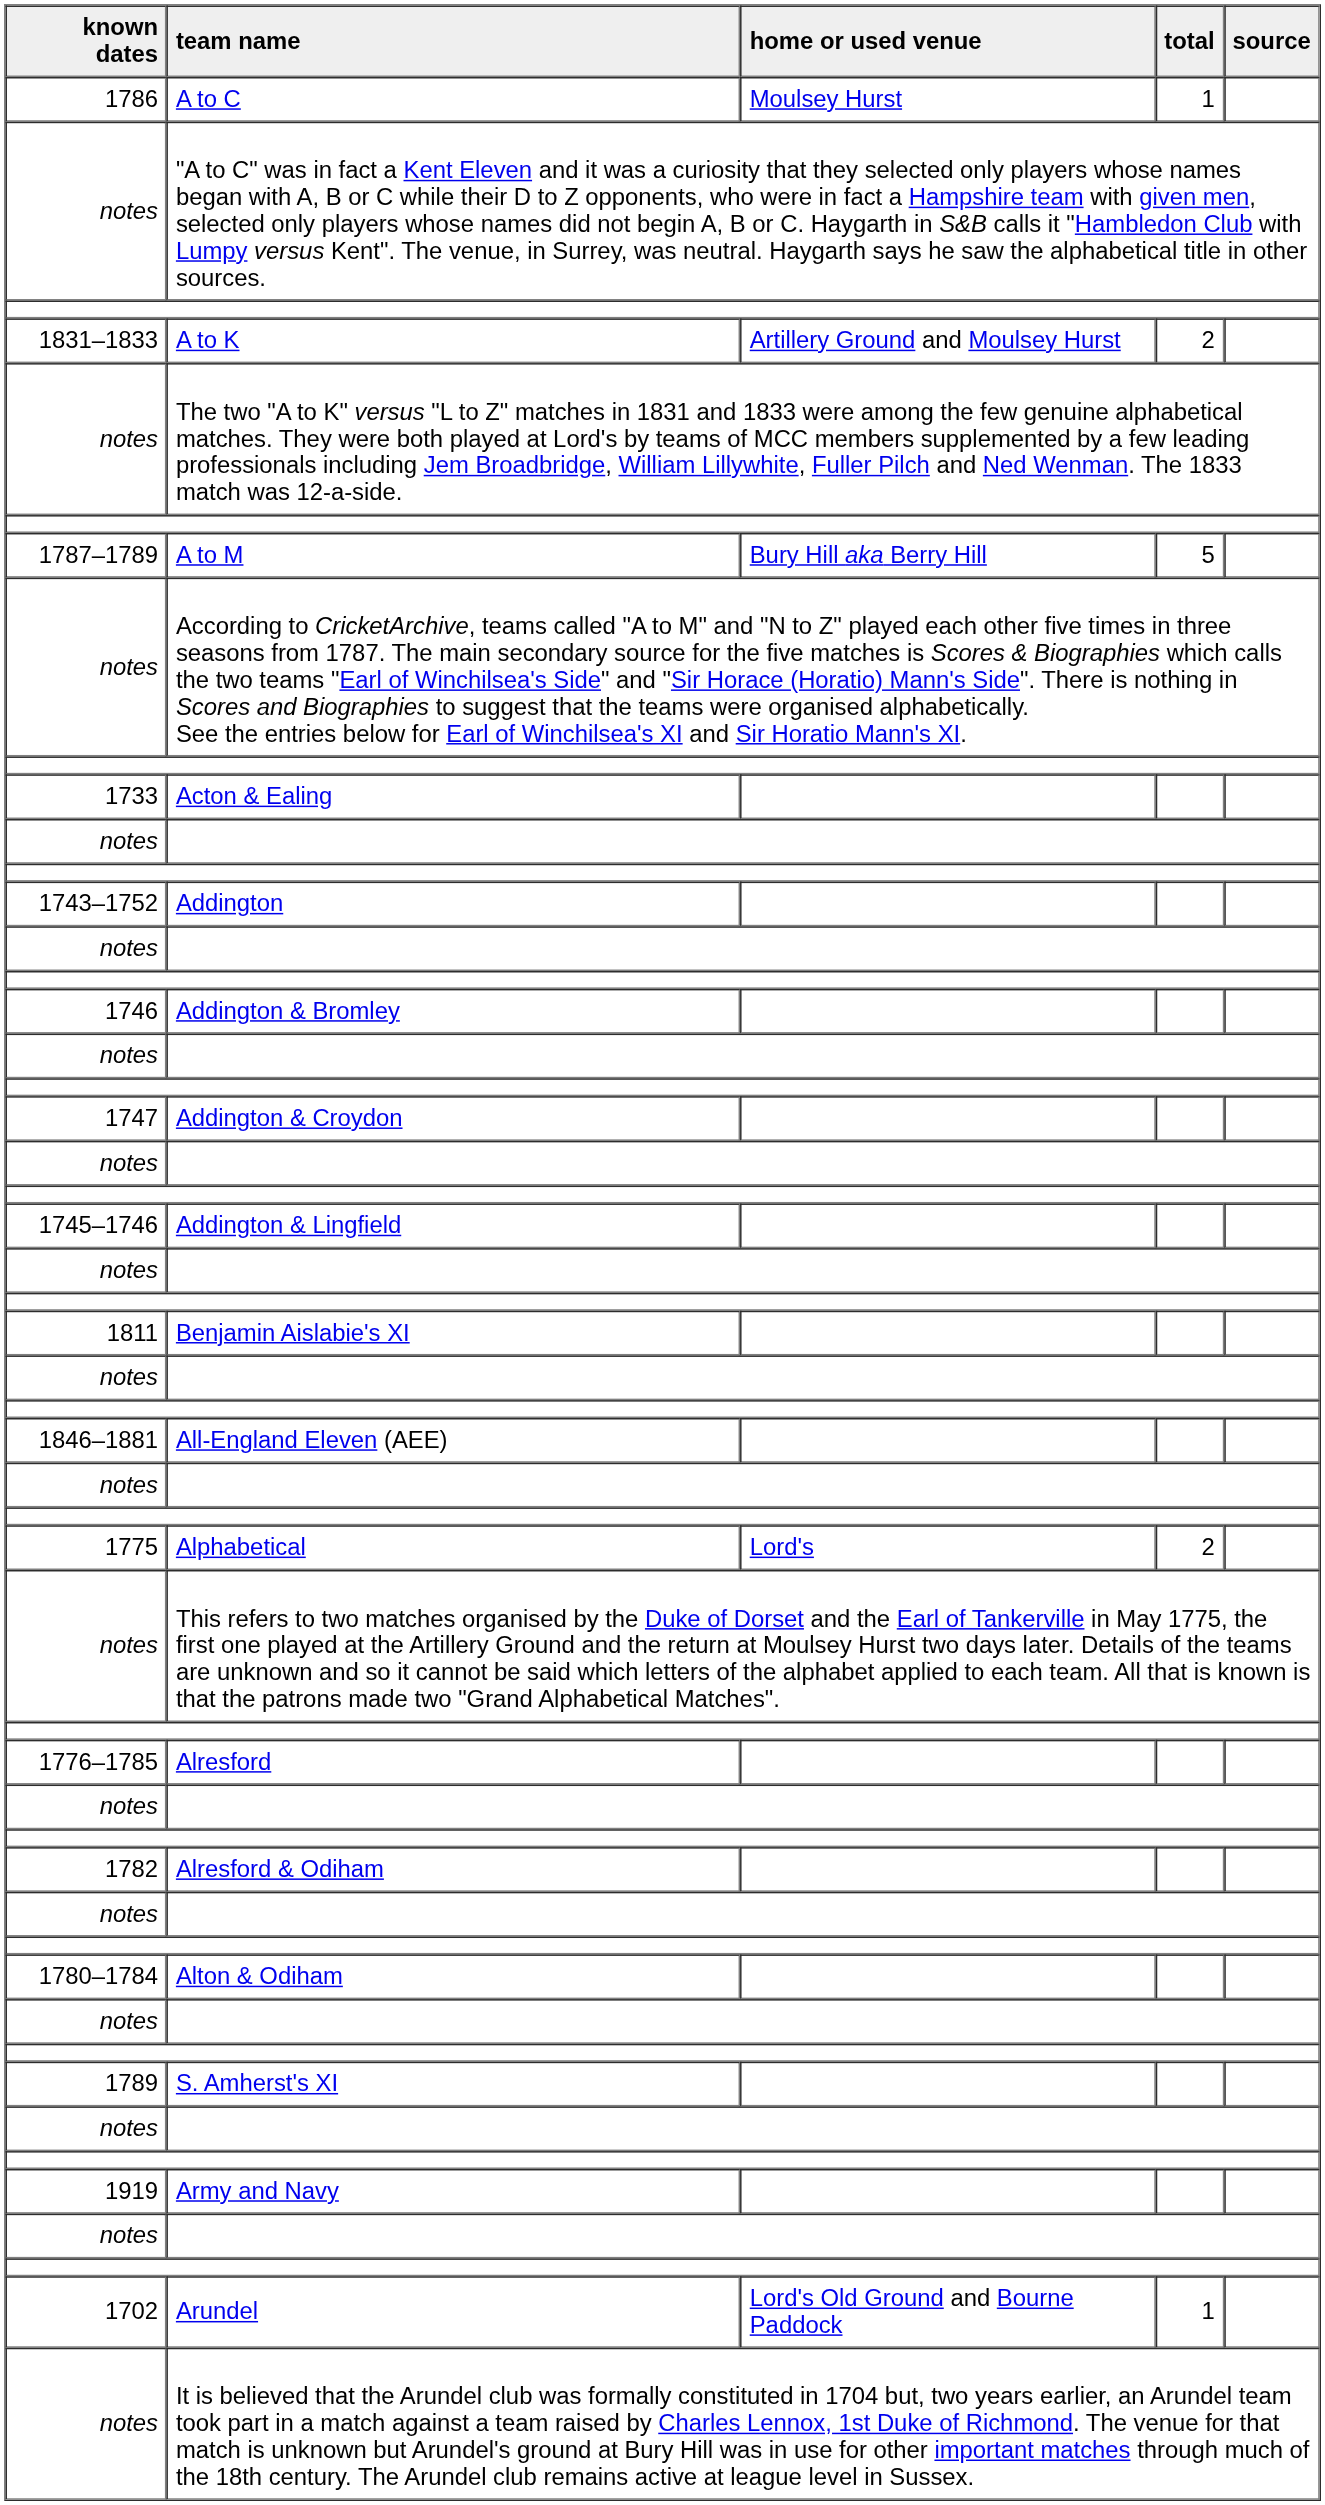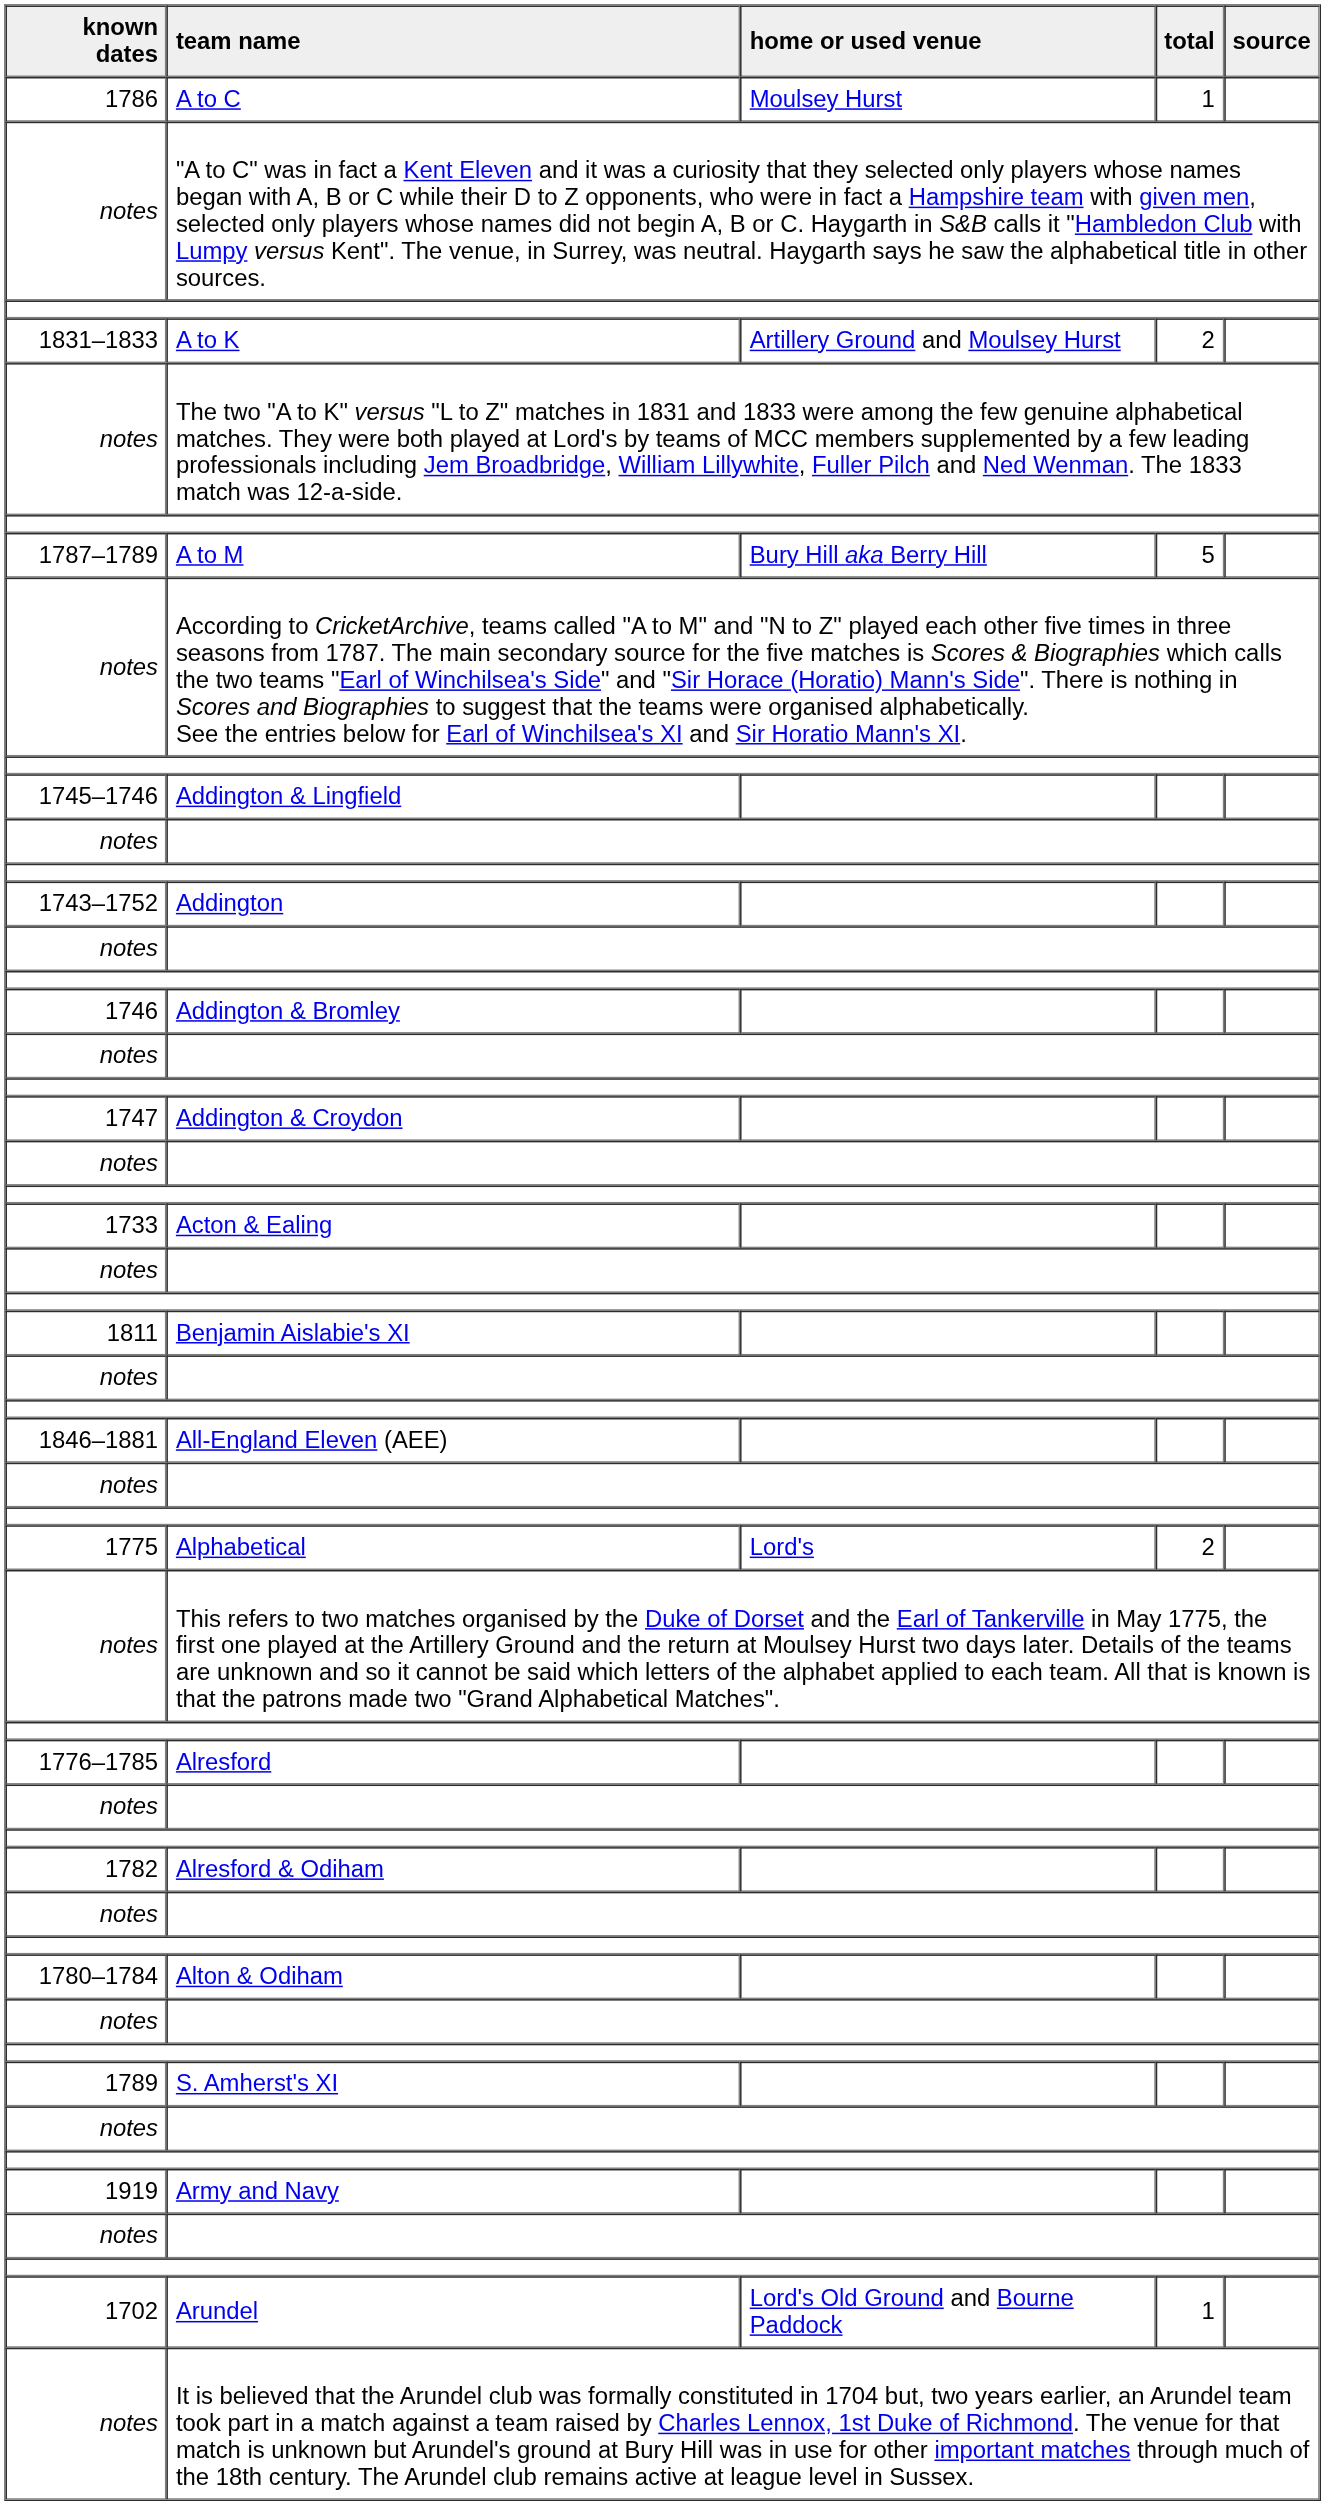rows swapped: (131, 796) <-> (98, 1225)
